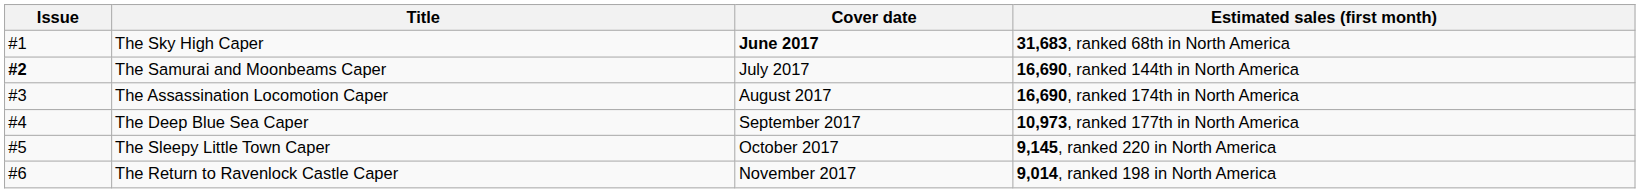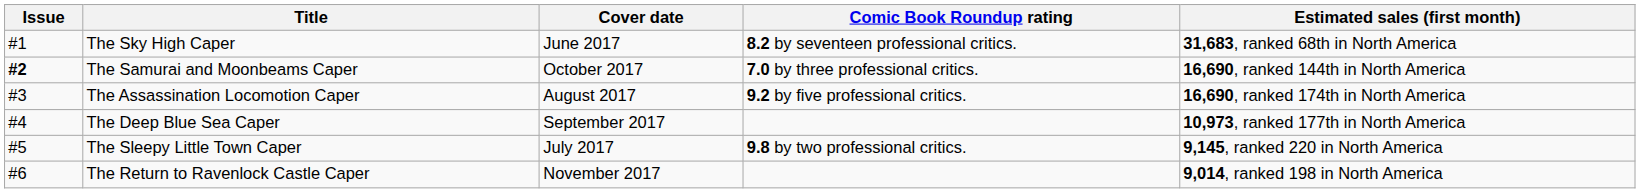+ column: (961, 17)
(779, 43) bold -> (582, 43) normal
(774, 69) July 2017 -> (593, 69) October 2017
(789, 148) October 2017 -> (579, 148) July 2017
